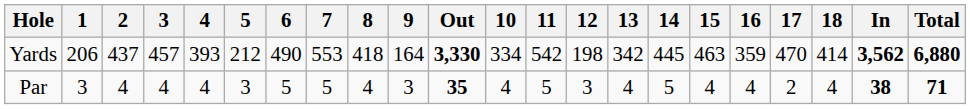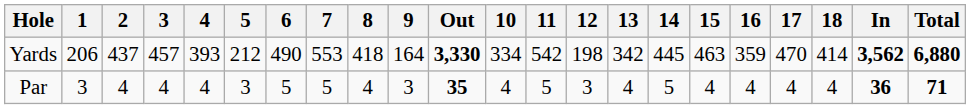(791, 86) 2 -> (791, 86) 4
(881, 86) 38 -> (881, 86) 36
